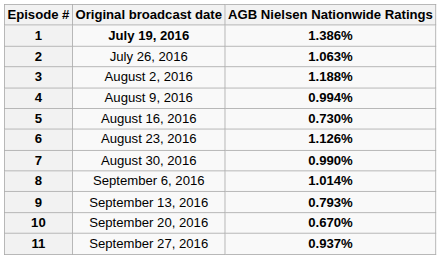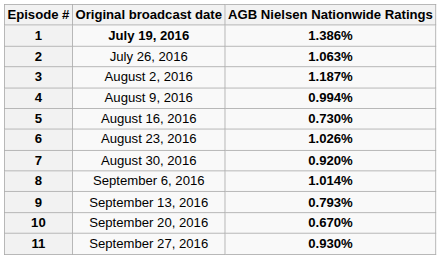(330, 77) 1.188% -> (330, 77) 1.187%
(330, 139) 1.126% -> (330, 139) 1.026%
(330, 160) 0.990% -> (330, 160) 0.920%
(330, 243) 0.937% -> (330, 243) 0.930%
